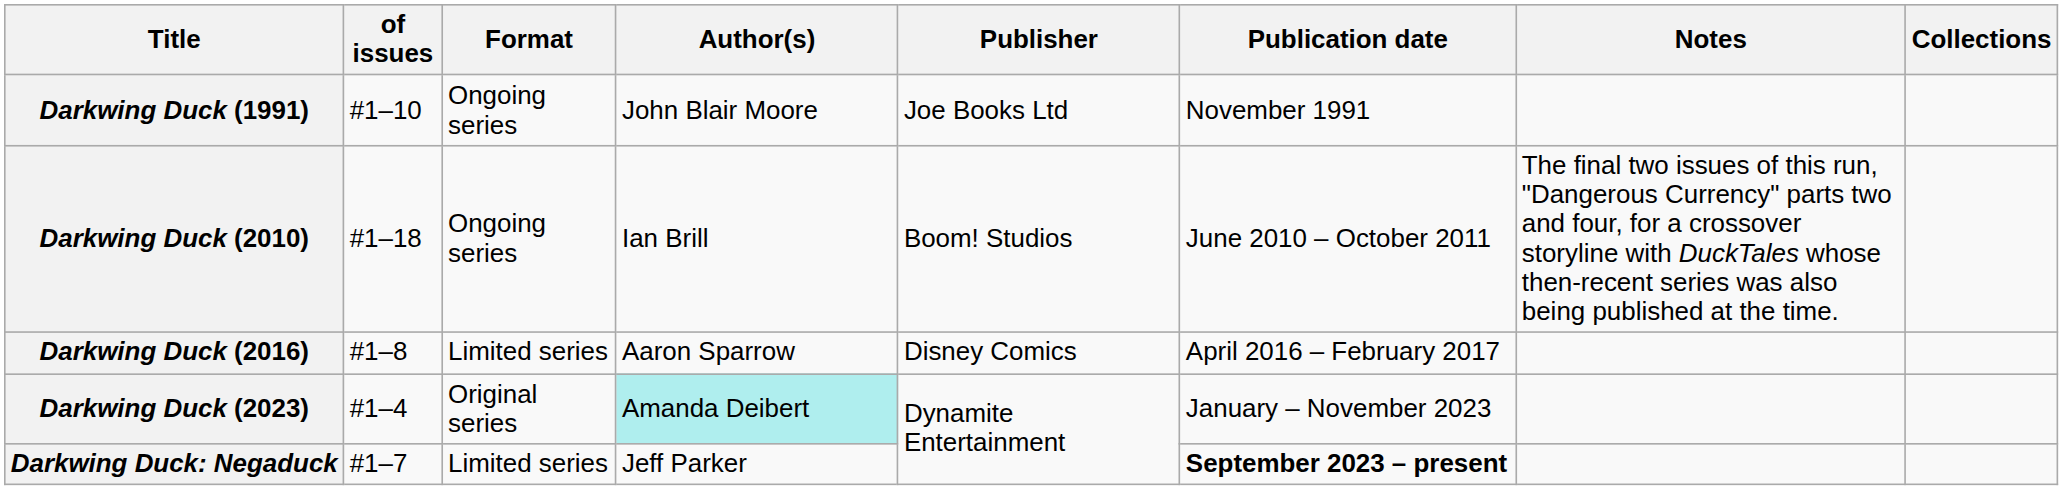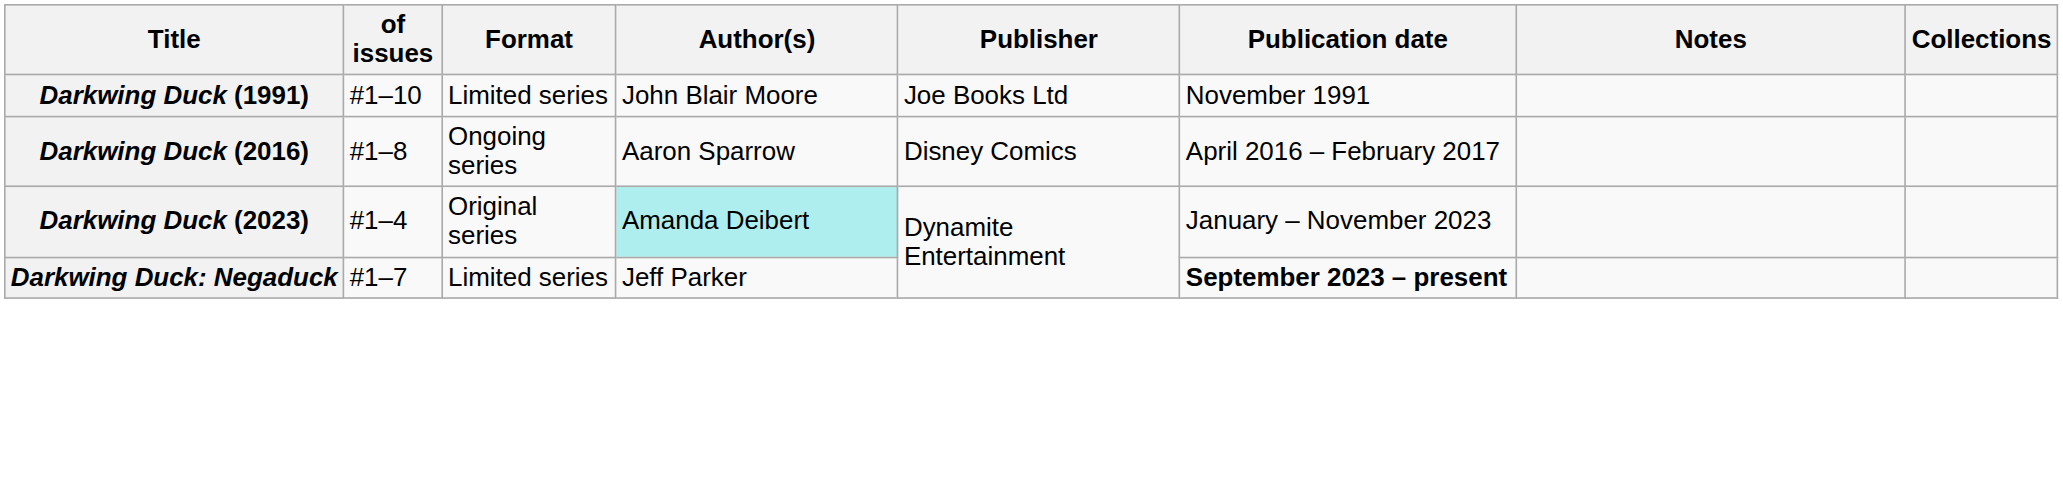(497, 109) Ongoing series -> (528, 95) Limited series
- row: (174, 238)
(528, 352) Limited series -> (497, 151) Ongoing series
